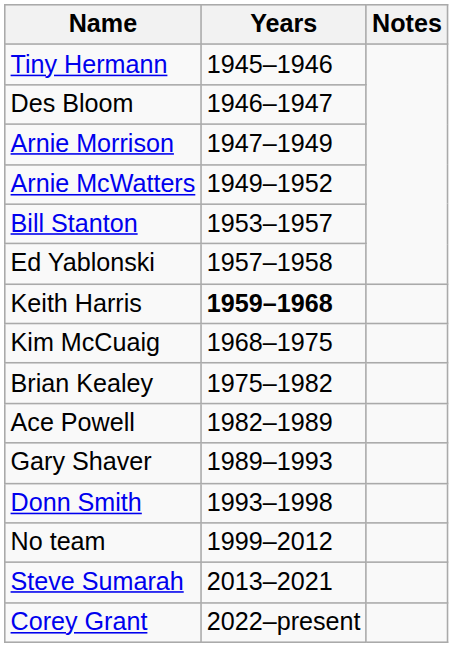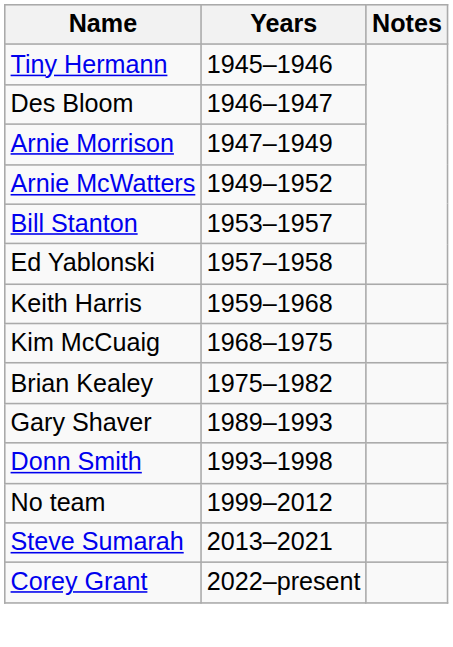(270, 303) bold -> (270, 303) normal
- row: (73, 422)
